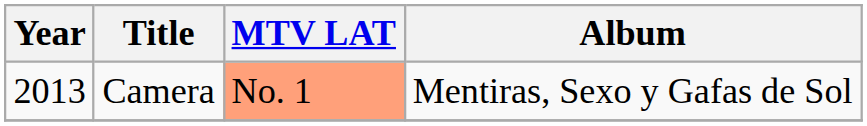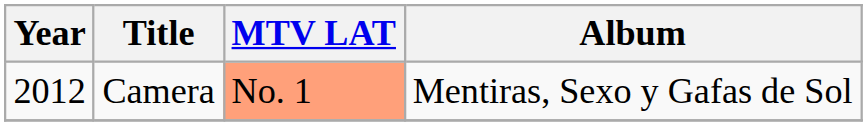(50, 90) 2013 -> (50, 90) 2012
